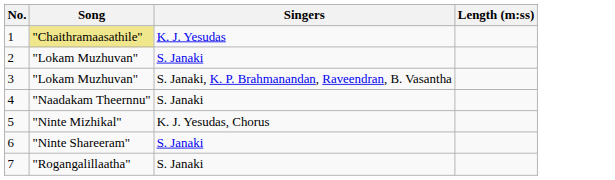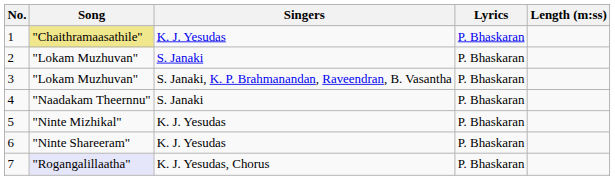+ column: (491, 15)
(213, 121) K. J. Yesudas, Chorus -> (191, 121) K. J. Yesudas
(180, 143) S. Janaki -> (191, 143) K. J. Yesudas
(81, 164) no background -> (81, 164) lavender background
(180, 164) S. Janaki -> (213, 164) K. J. Yesudas, Chorus
